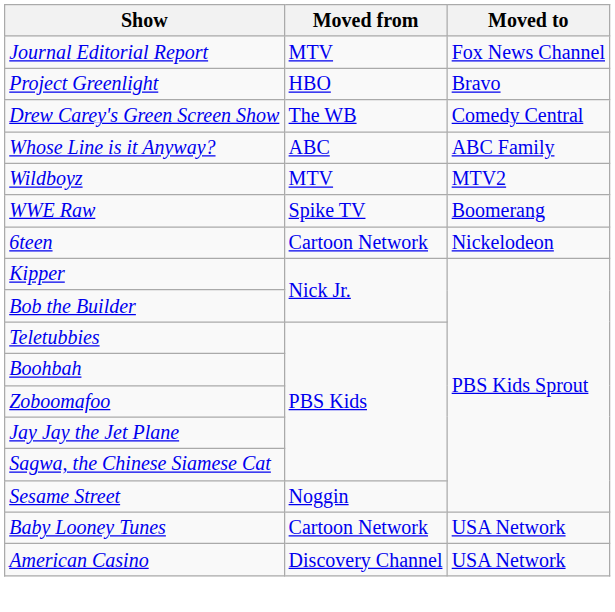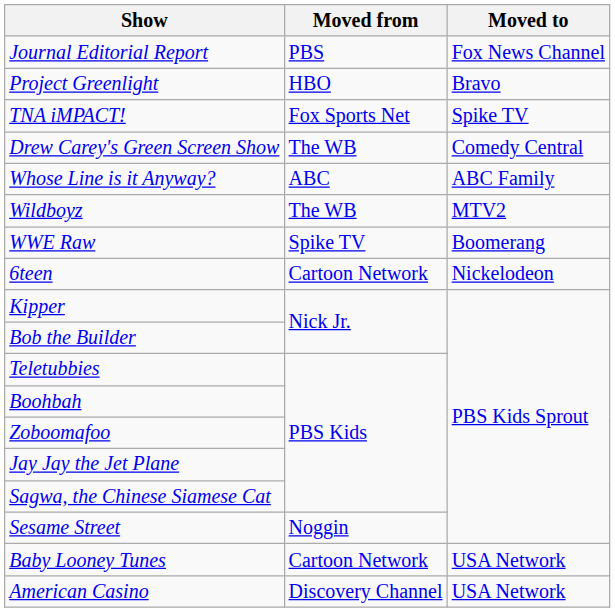(311, 52) MTV -> (306, 52) PBS
+ row: (67, 115)
(311, 178) MTV -> (323, 210) The WB
